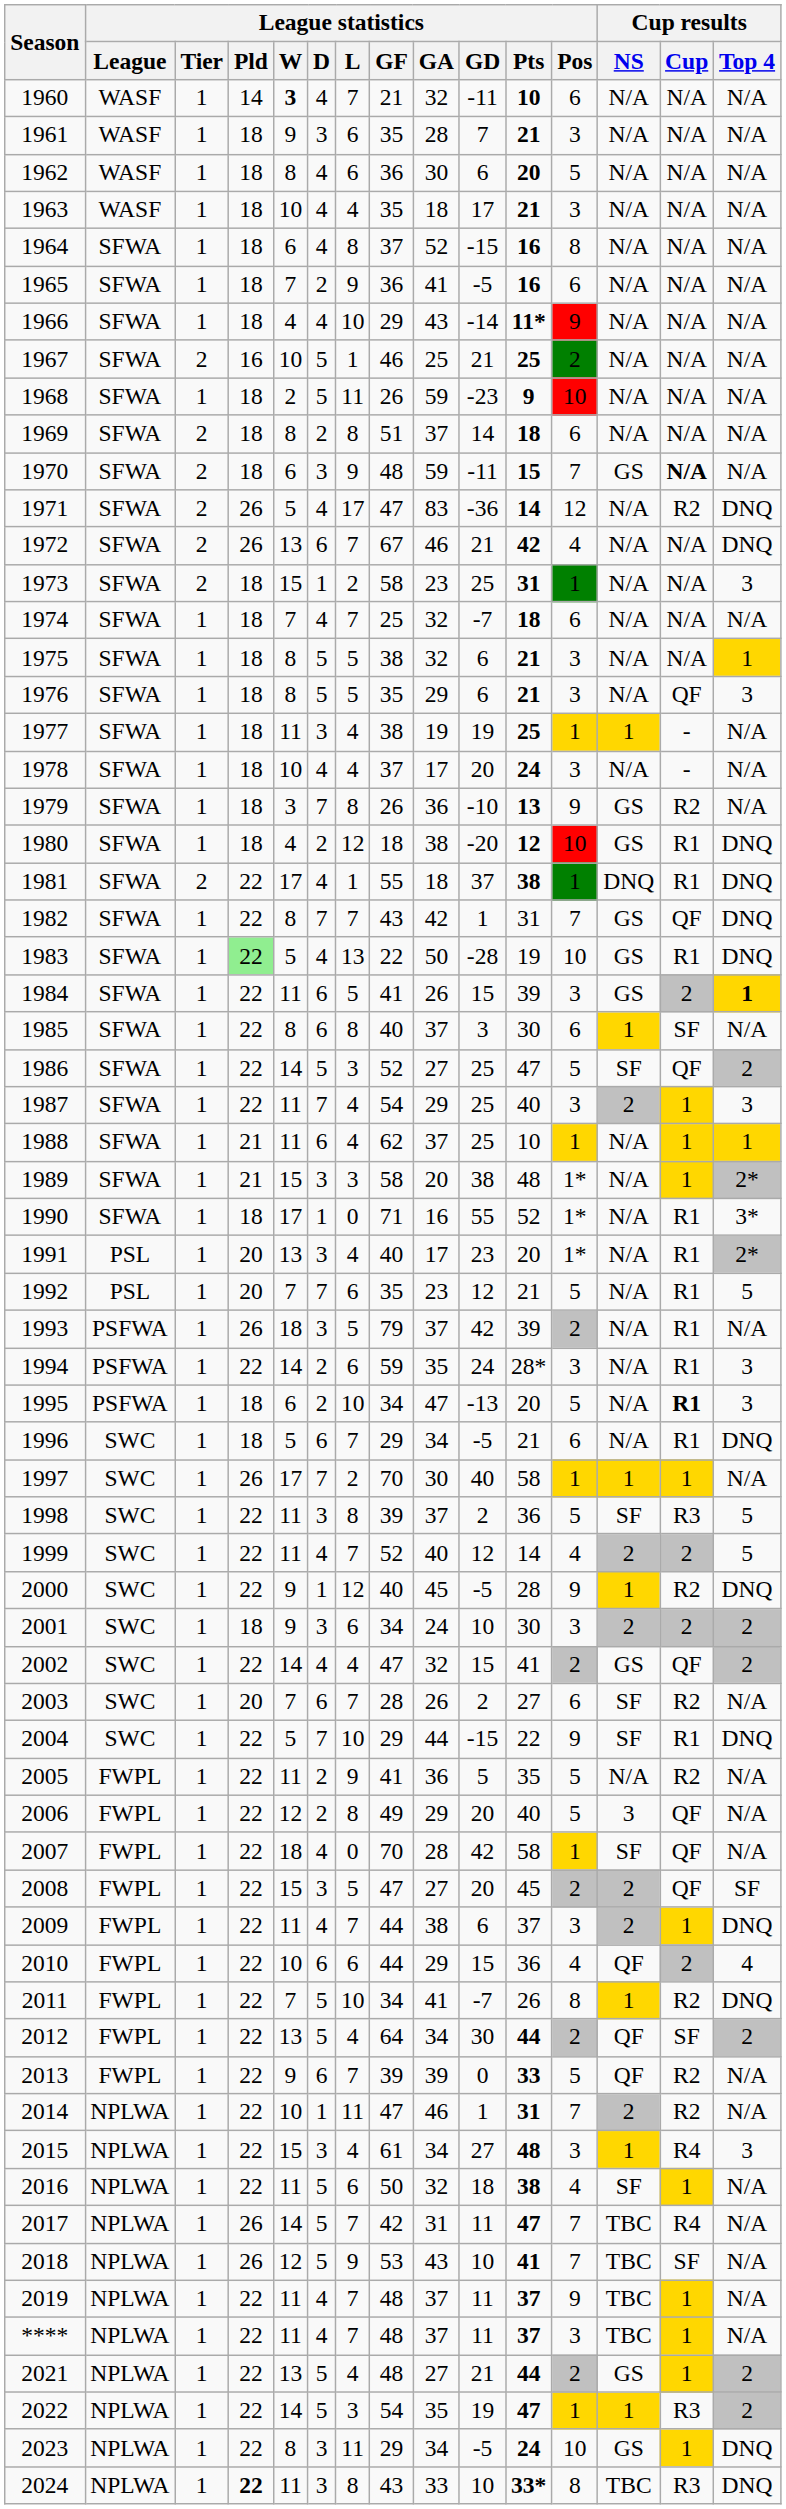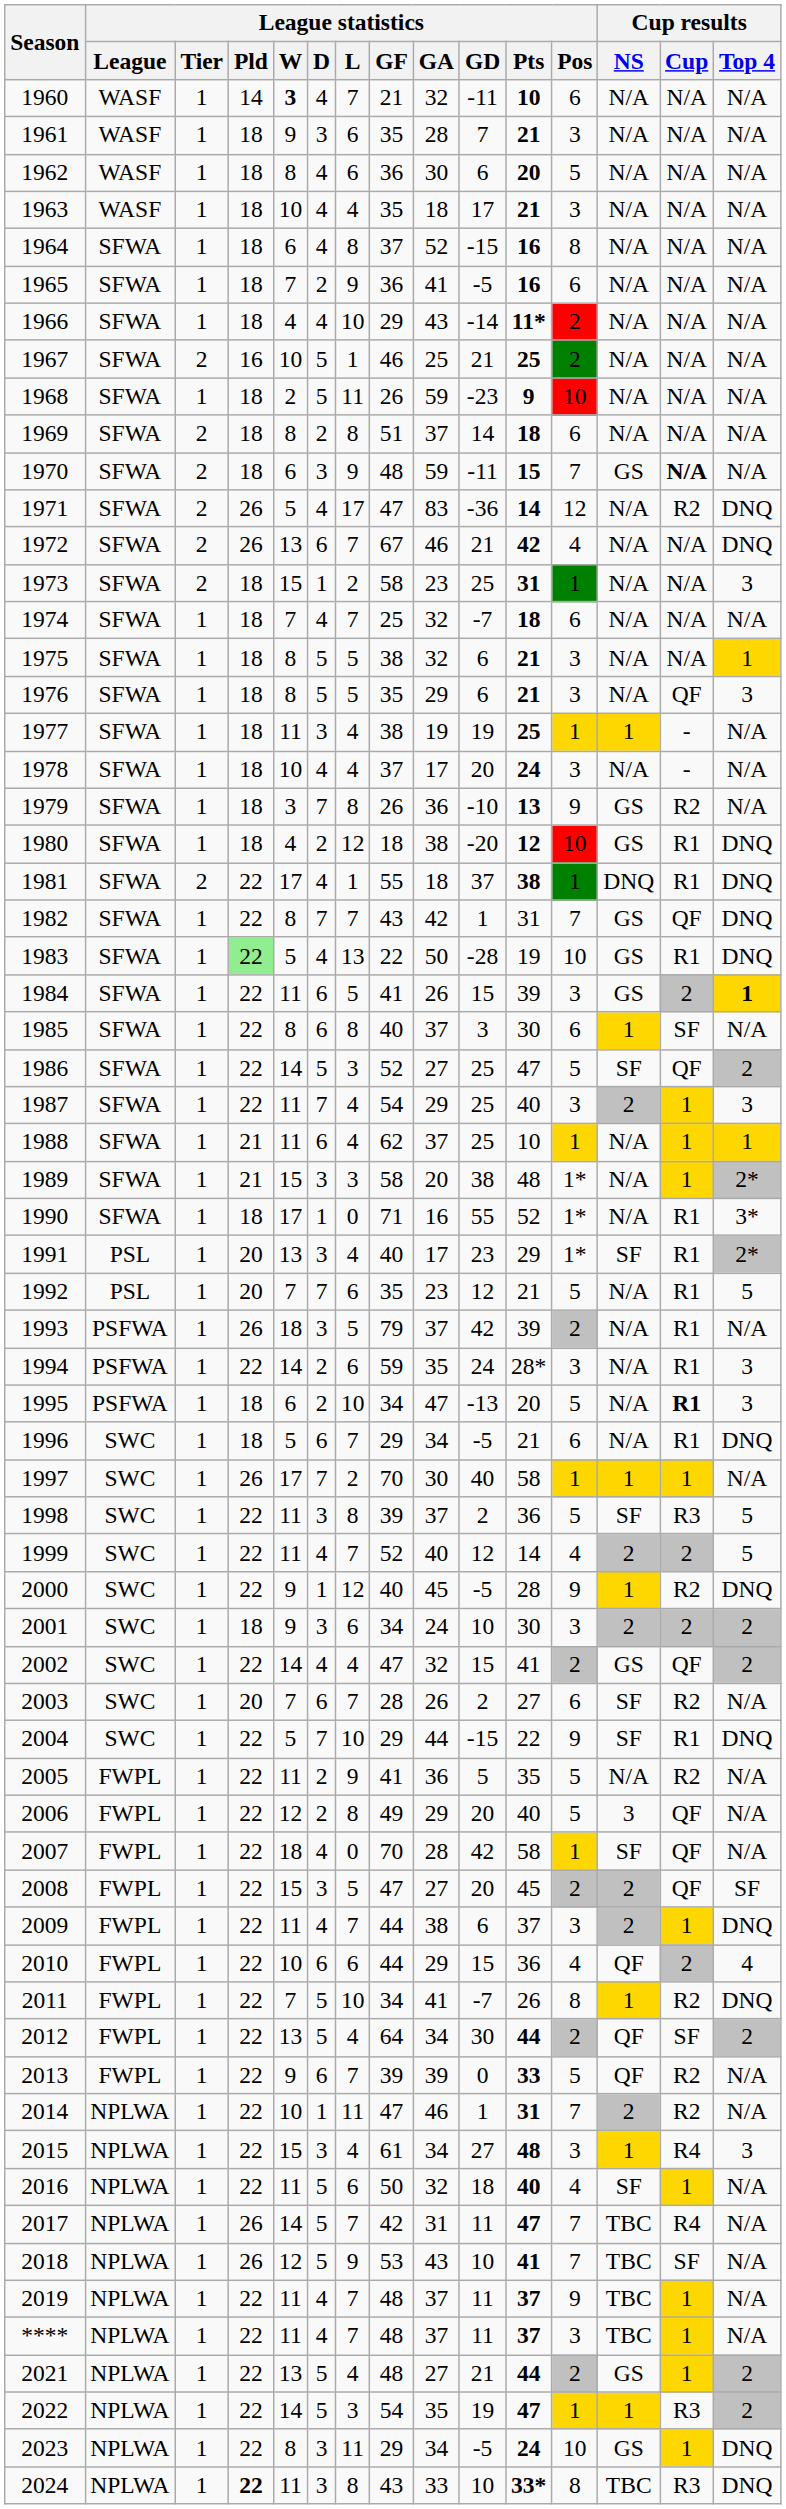(575, 321) 9 -> (575, 321) 2
(529, 1254) 20 -> (529, 1254) 29
(629, 1254) N/A -> (629, 1254) SF
(529, 2186) 38 -> (529, 2186) 40
